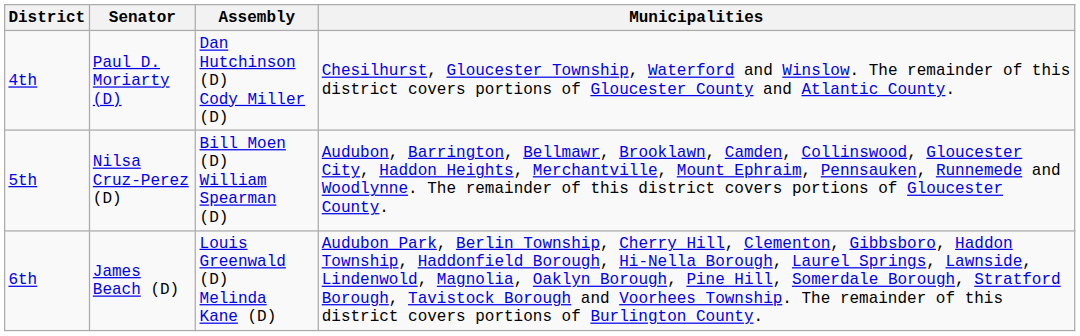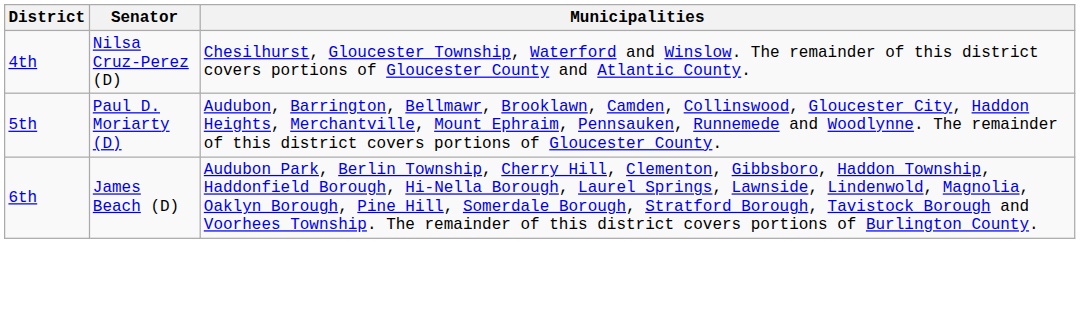- column: (257, 18)
(131, 81) Paul D. Moriarty (D) -> (141, 62) Nilsa Cruz-Perez (D)
(141, 180) Nilsa Cruz-Perez (D) -> (131, 125) Paul D. Moriarty (D)
